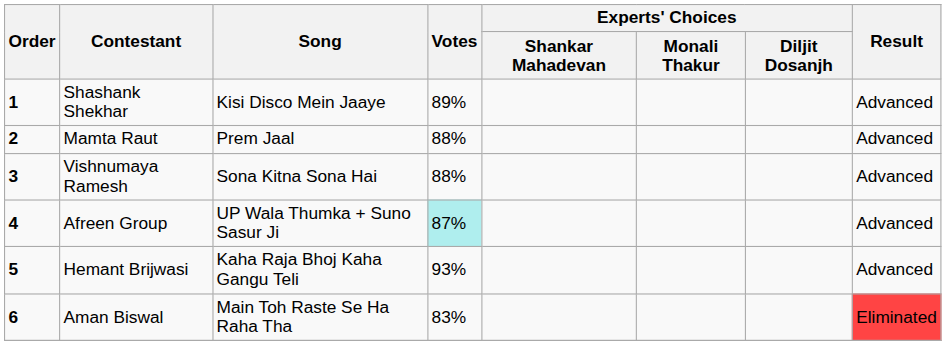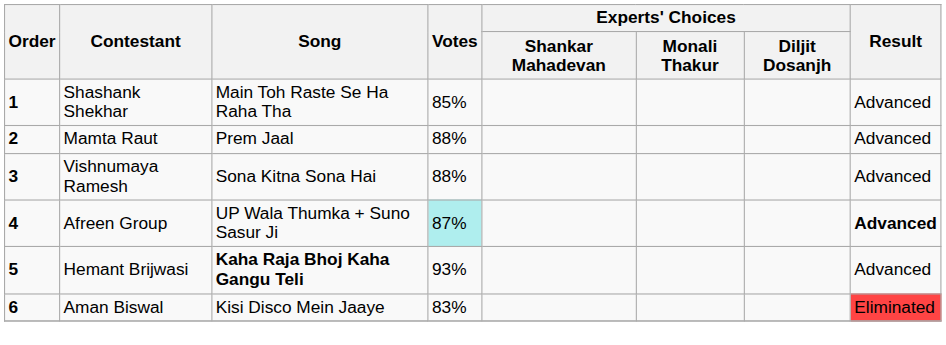(301, 102) Kisi Disco Mein Jaaye -> (302, 102) Main Toh Raste Se Ha Raha Tha
(449, 102) 89% -> (449, 102) 85%
(895, 223) normal -> (896, 223) bold
(299, 270) normal -> (303, 270) bold
(303, 316) Main Toh Raste Se Ha Raha Tha -> (300, 307) Kisi Disco Mein Jaaye
